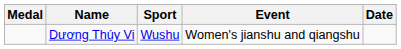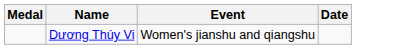- column: (160, 15)
